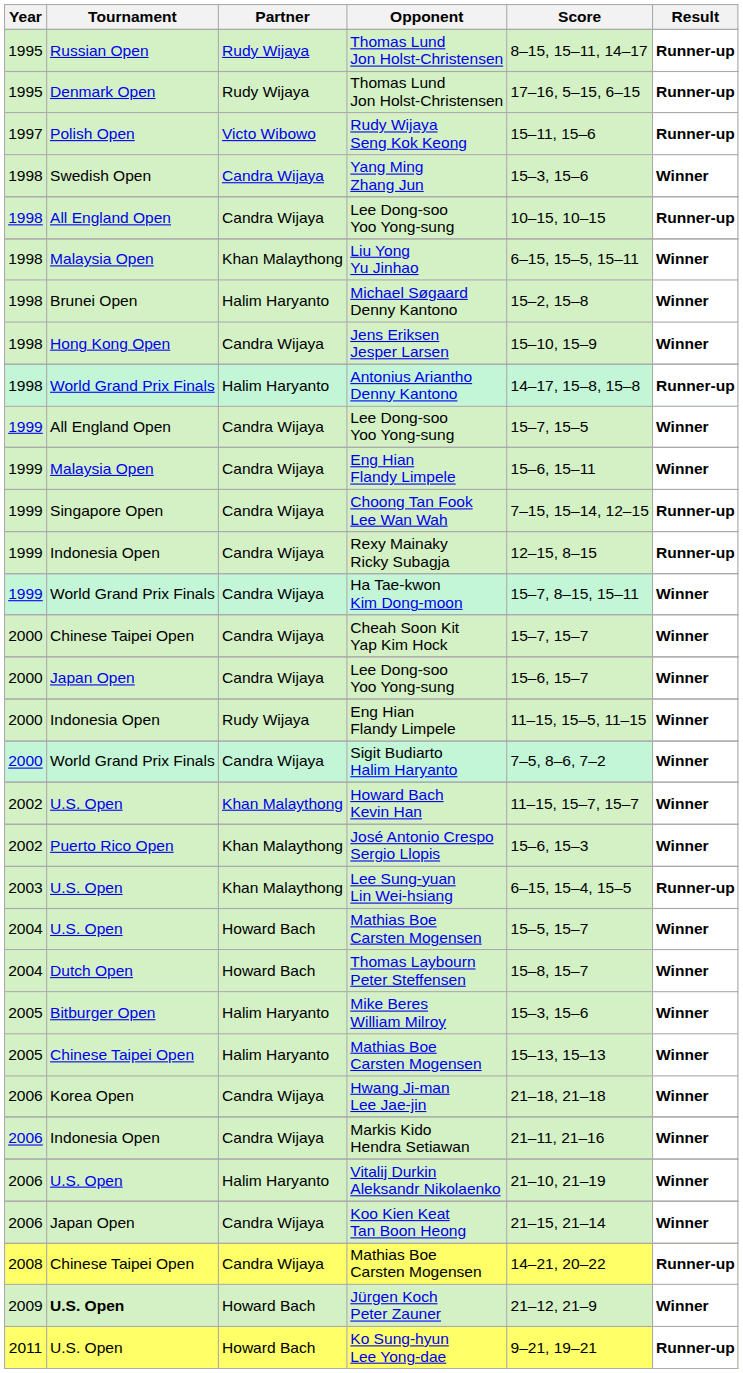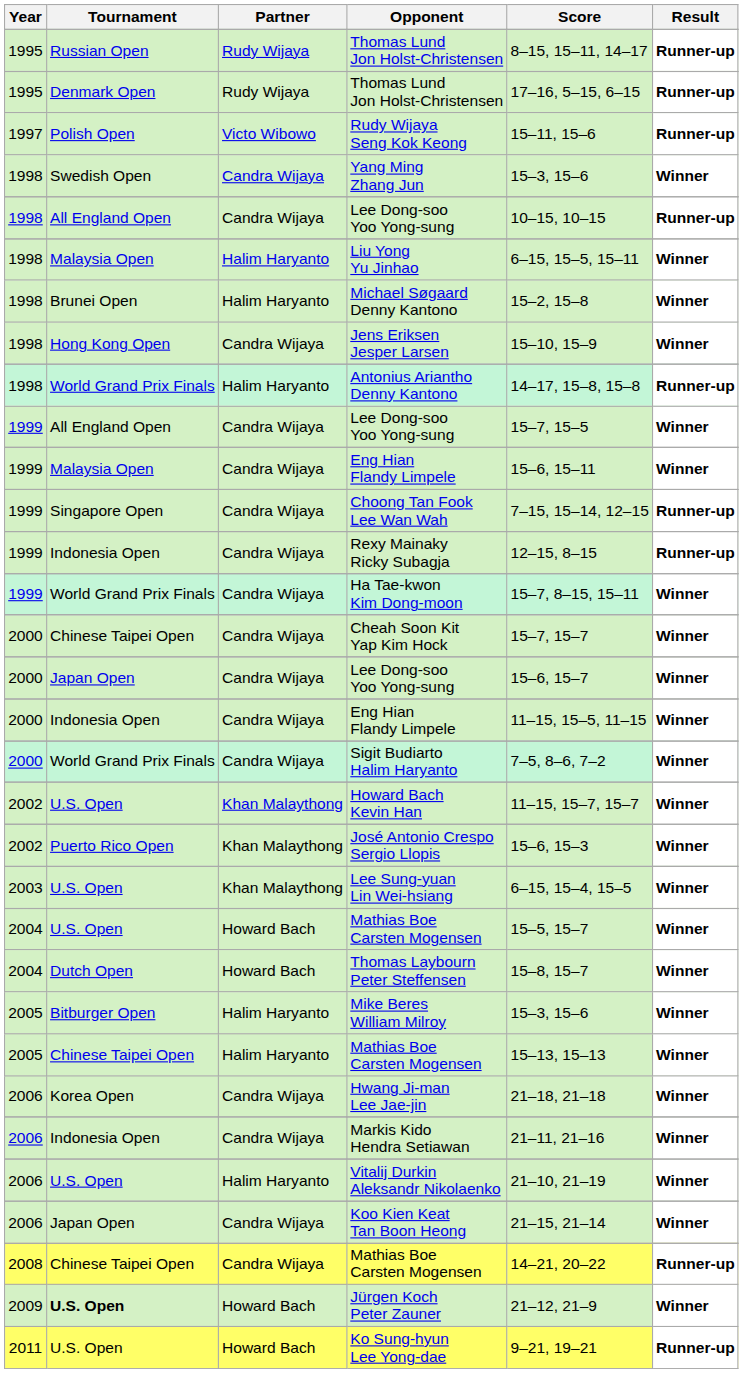(283, 260) Khan Malaythong -> (276, 260) Halim Haryanto
(266, 720) Rudy Wijaya -> (273, 720) Candra Wijaya
(695, 887) Runner-up -> (682, 887) Winner
